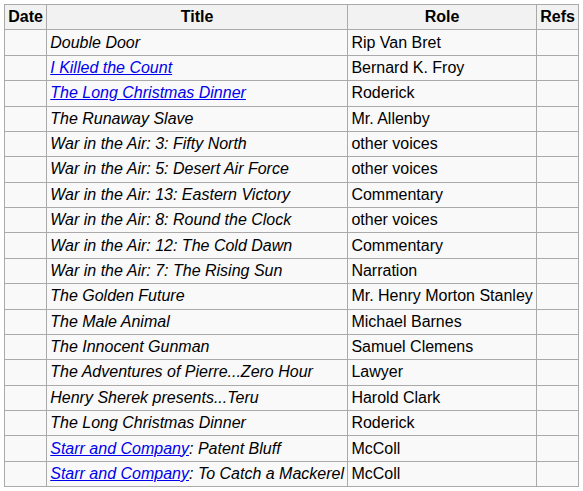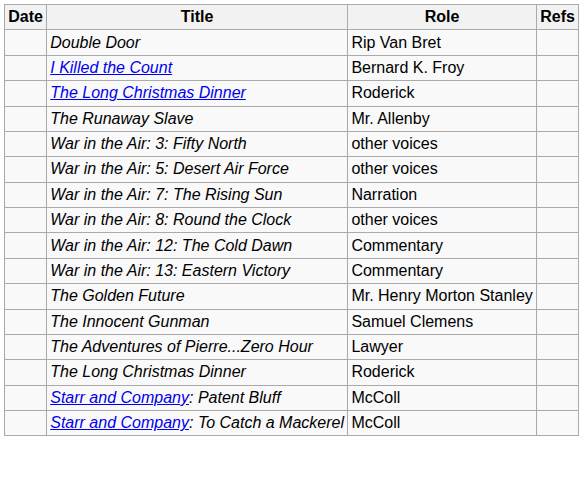rows swapped: (166, 270) <-> (170, 194)
- row: (110, 321)
- row: (154, 397)
